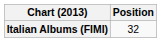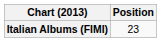(133, 29) 32 -> (133, 29) 23
